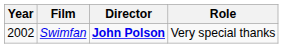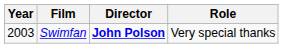(21, 33) 2002 -> (21, 33) 2003
